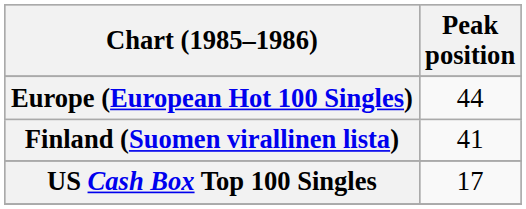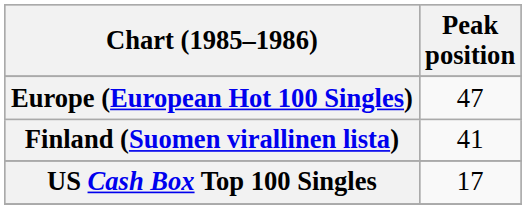(470, 97) 44 -> (470, 97) 47
